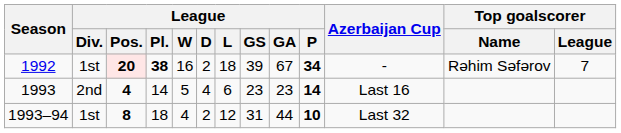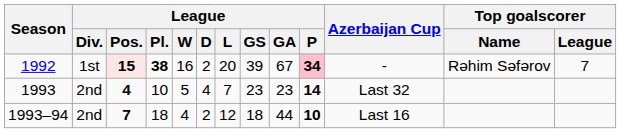(127, 66) 20 -> (127, 66) 15
(228, 66) 18 -> (228, 66) 20
(312, 66) no background -> (312, 66) pink background
(160, 90) 14 -> (160, 90) 10
(228, 90) 6 -> (228, 90) 7
(384, 90) Last 16 -> (384, 90) Last 32
(89, 115) 1st -> (89, 115) 2nd
(126, 115) 8 -> (126, 115) 7
(255, 115) 31 -> (255, 115) 18
(384, 115) Last 32 -> (384, 115) Last 16
